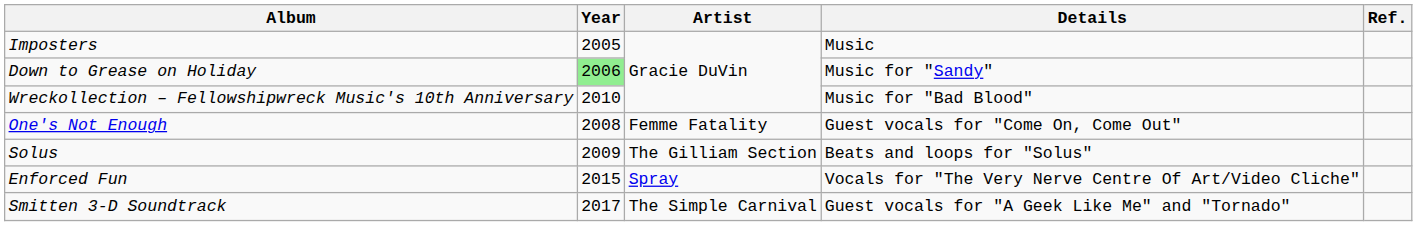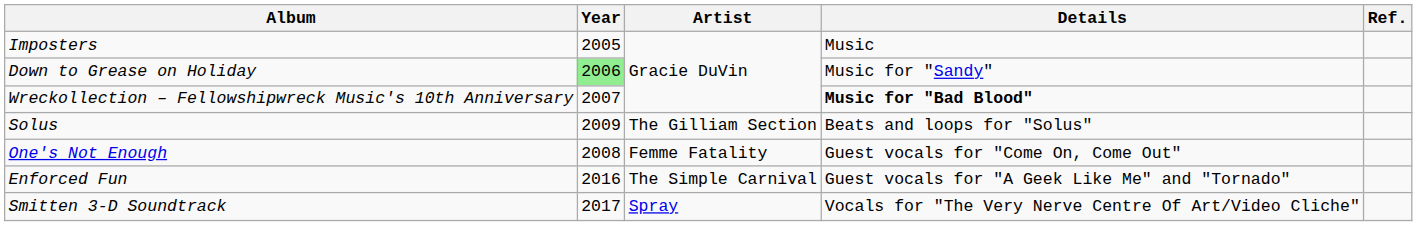(601, 99) 2010 -> (601, 99) 2007
(929, 99) normal -> (929, 99) bold
rows swapped: (33, 153) <-> (88, 126)
(601, 180) 2015 -> (601, 180) 2016
(653, 180) Spray -> (723, 180) The Simple Carnival
(1092, 180) Vocals for "The Very Nerve Centre Of Art/Video Cliche" -> (1058, 180) Guest vocals for "A Geek Like Me" and "Tornado"
(723, 206) The Simple Carnival -> (653, 206) Spray
(1058, 206) Guest vocals for "A Geek Like Me" and "Tornado" -> (1092, 206) Vocals for "The Very Nerve Centre Of Art/Video Cliche"
